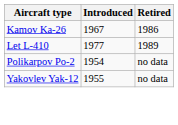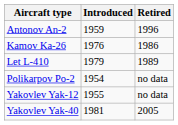+ row: (37, 29)
(94, 29) 1967 -> (94, 45) 1976
(94, 45) 1977 -> (94, 62) 1979
+ row: (43, 111)
